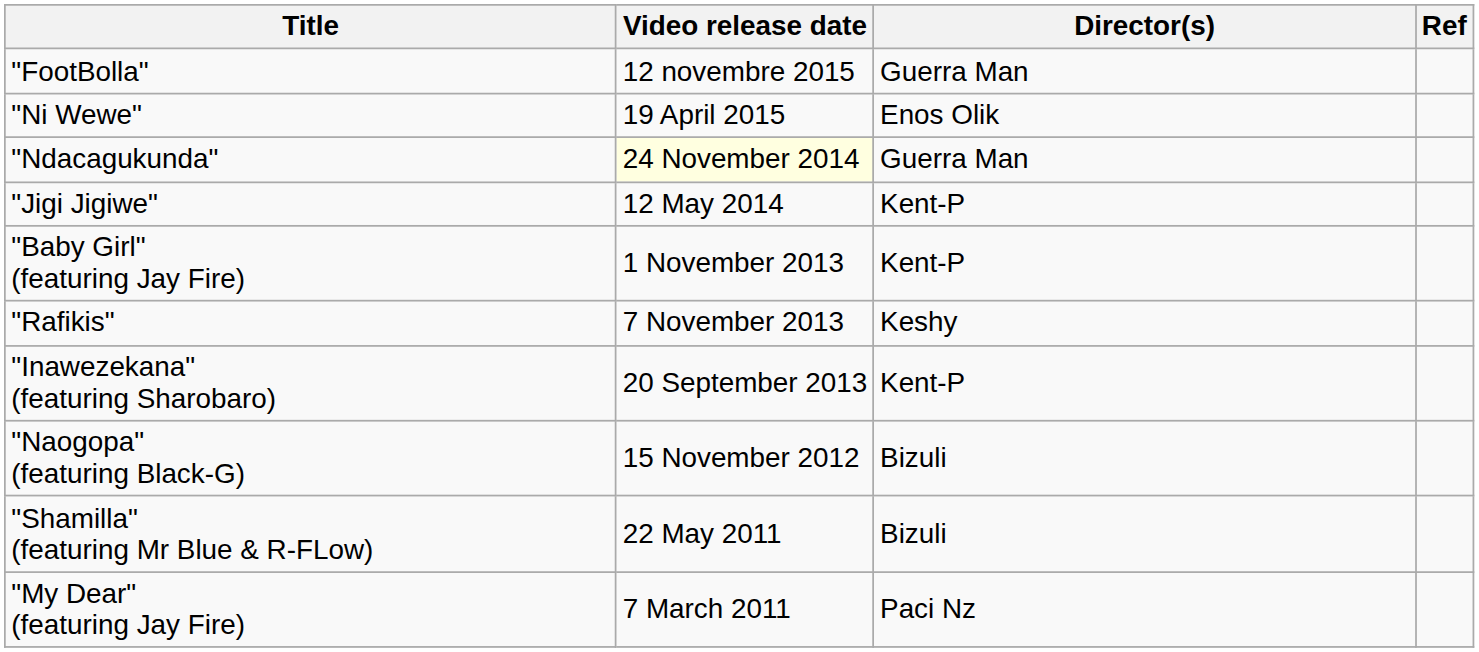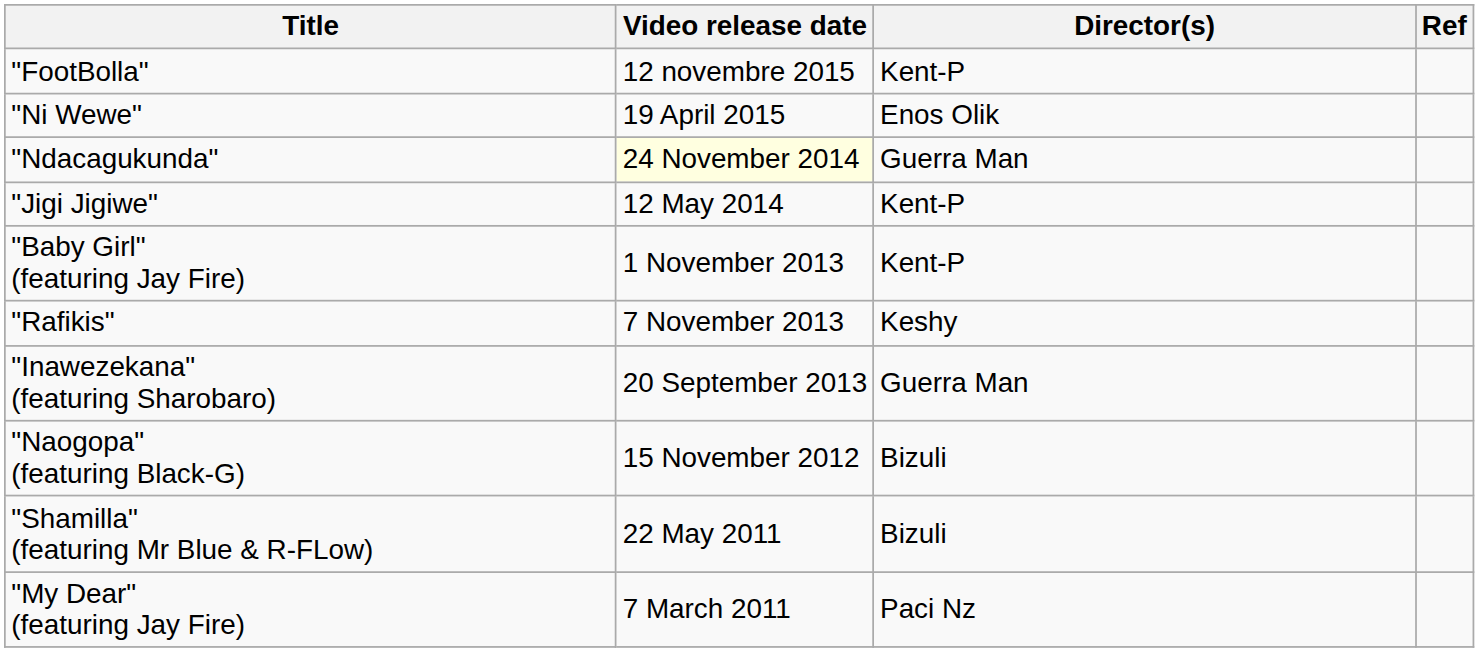(954, 70) Guerra Man -> (923, 70) Kent-P
(923, 382) Kent-P -> (954, 382) Guerra Man
